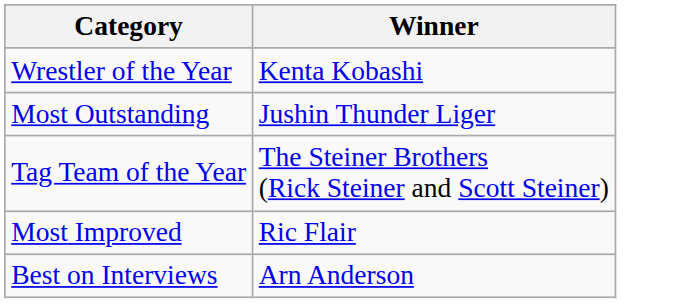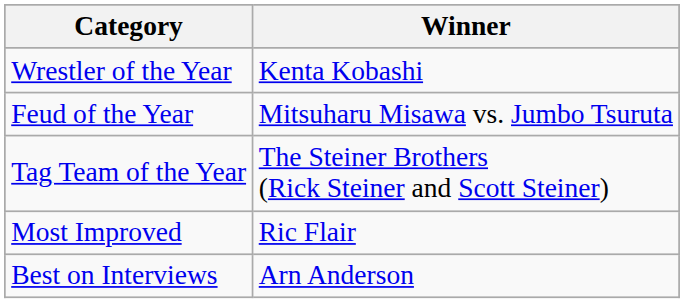- row: (110, 113)
+ row: (102, 113)
